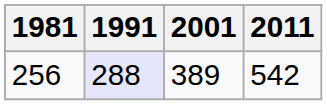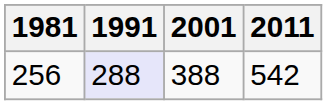(195, 74) 389 -> (195, 74) 388
